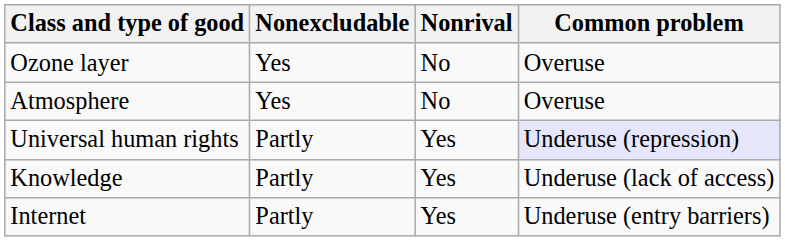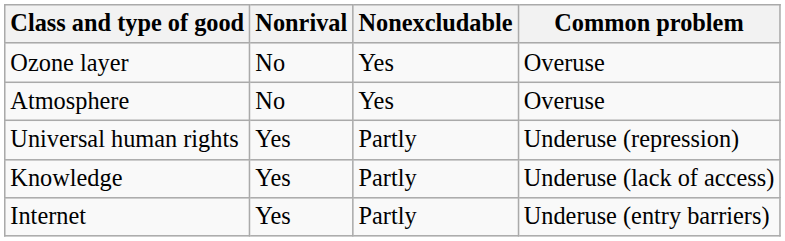columns swapped: (332, 23) <-> (467, 23)
(631, 139) lavender background -> (631, 139) no background
